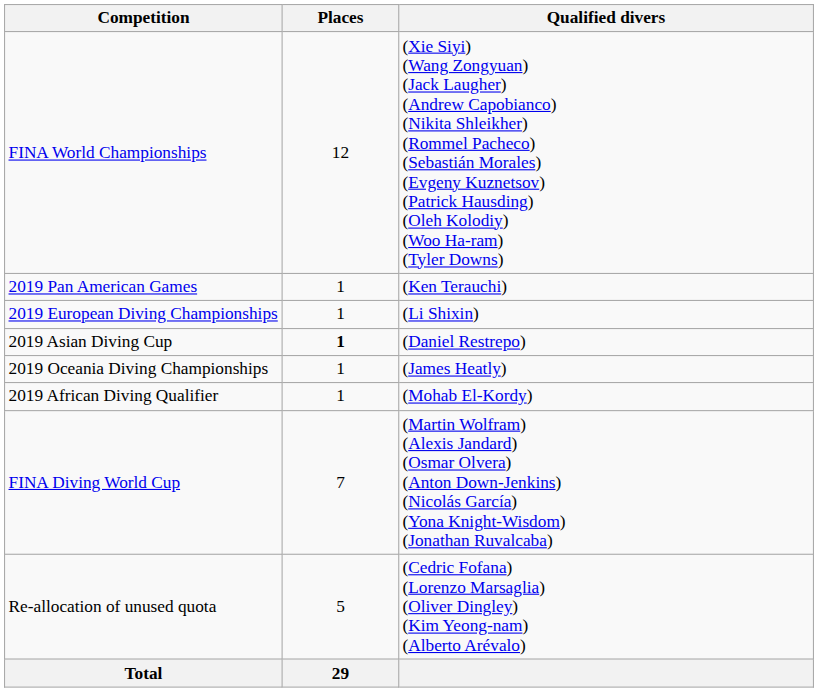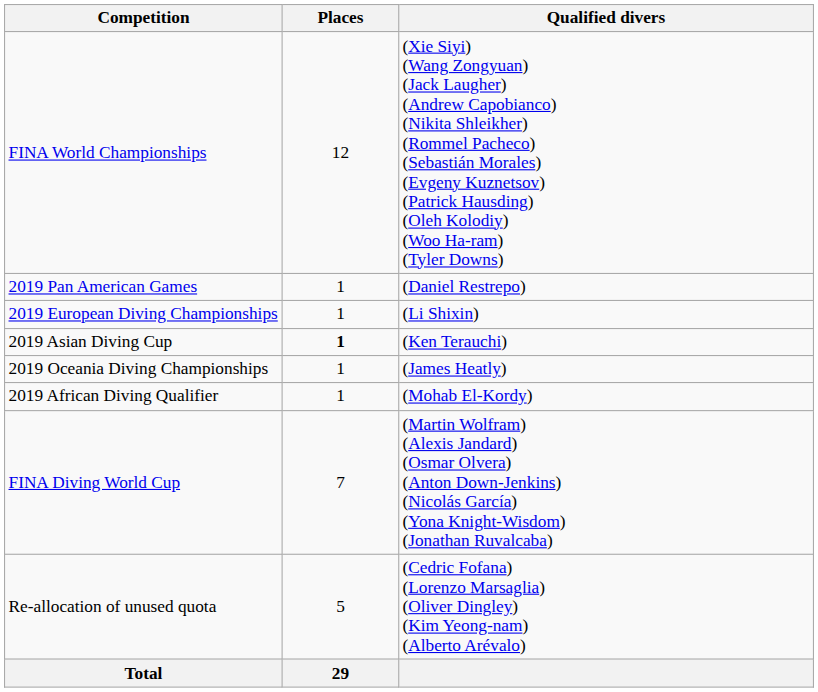(455, 286) (Ken Terauchi) -> (464, 286) (Daniel Restrepo)
(464, 341) (Daniel Restrepo) -> (455, 341) (Ken Terauchi)
